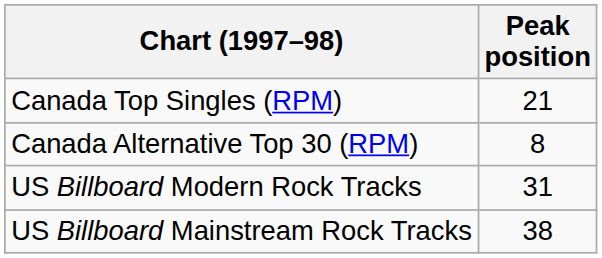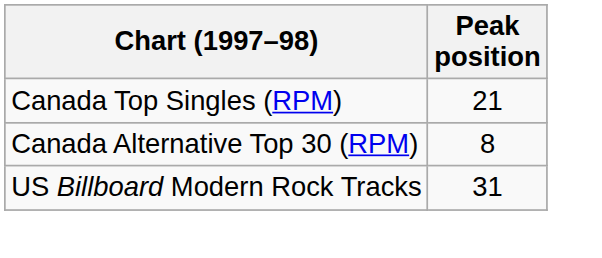- row: (242, 230)
